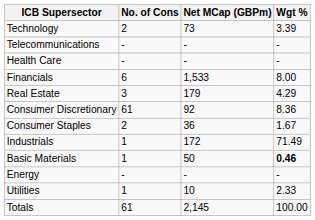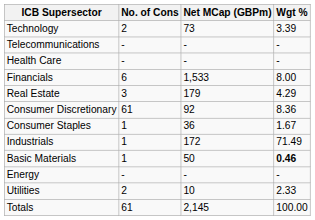(124, 126) 2 -> (124, 126) 1
(124, 191) 1 -> (124, 191) 2
